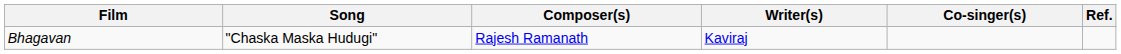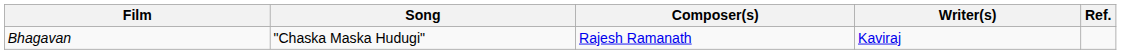- column: (985, 15)
